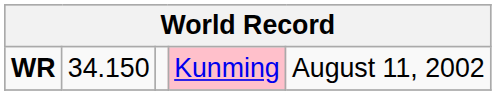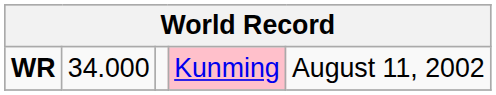(109, 68) 34.150 -> (109, 68) 34.000
